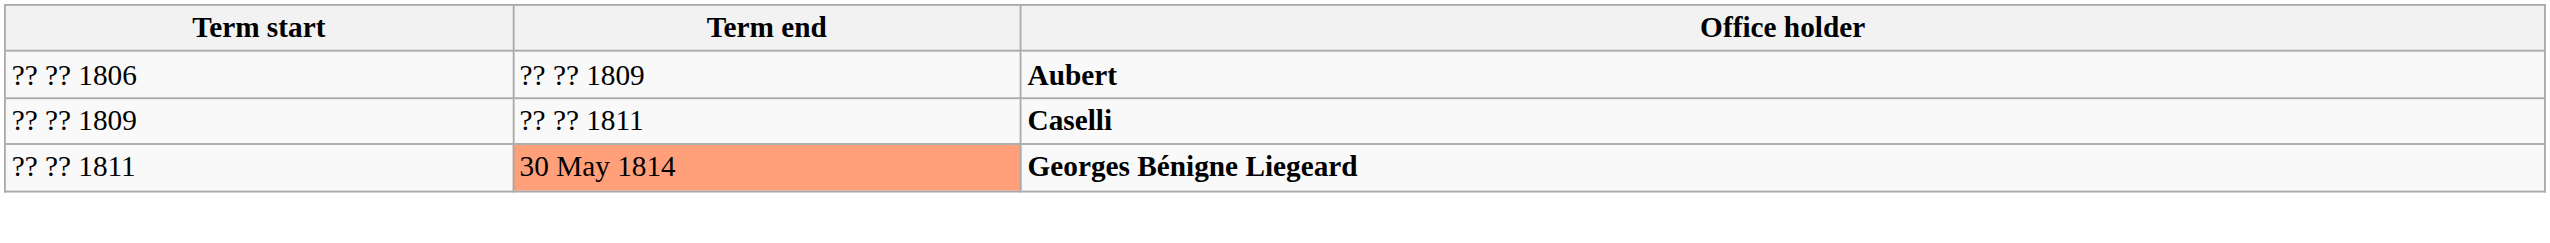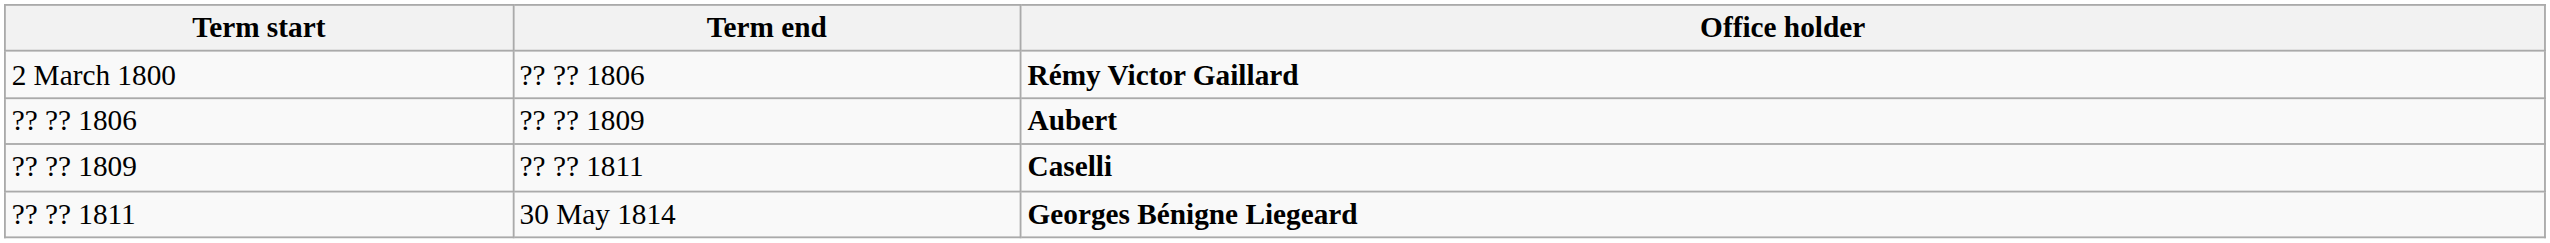+ row: (1163, 74)
(598, 167) lightsalmon background -> (598, 213) no background
